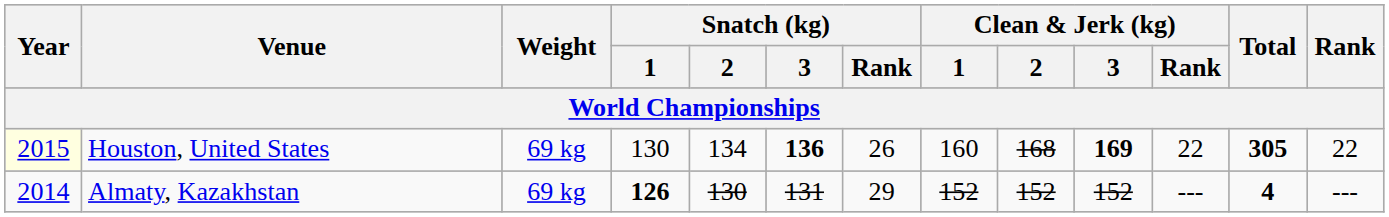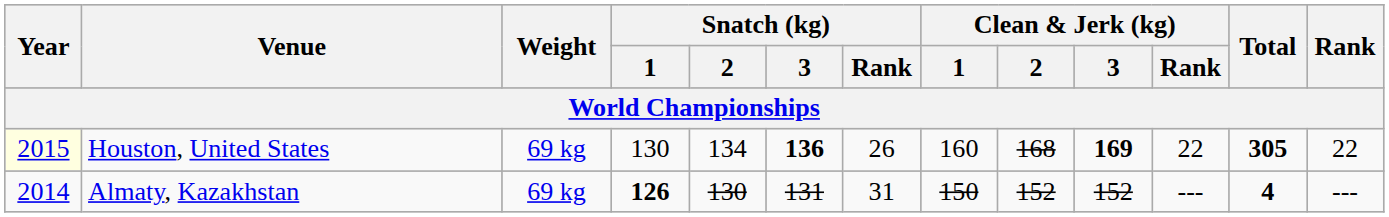(882, 190) 29 -> (882, 190) 31
(959, 190) 152 -> (959, 190) 150
